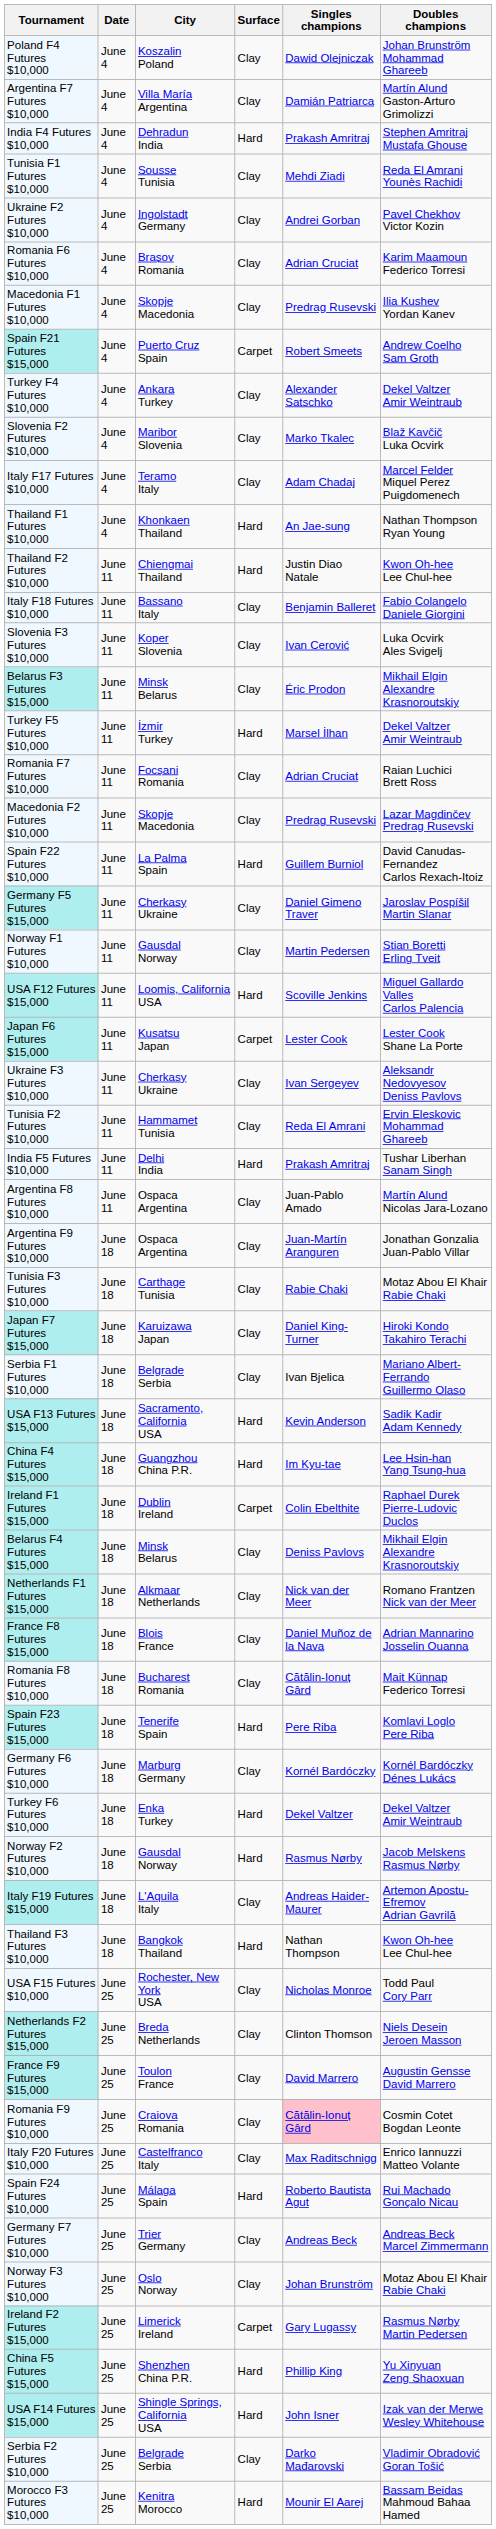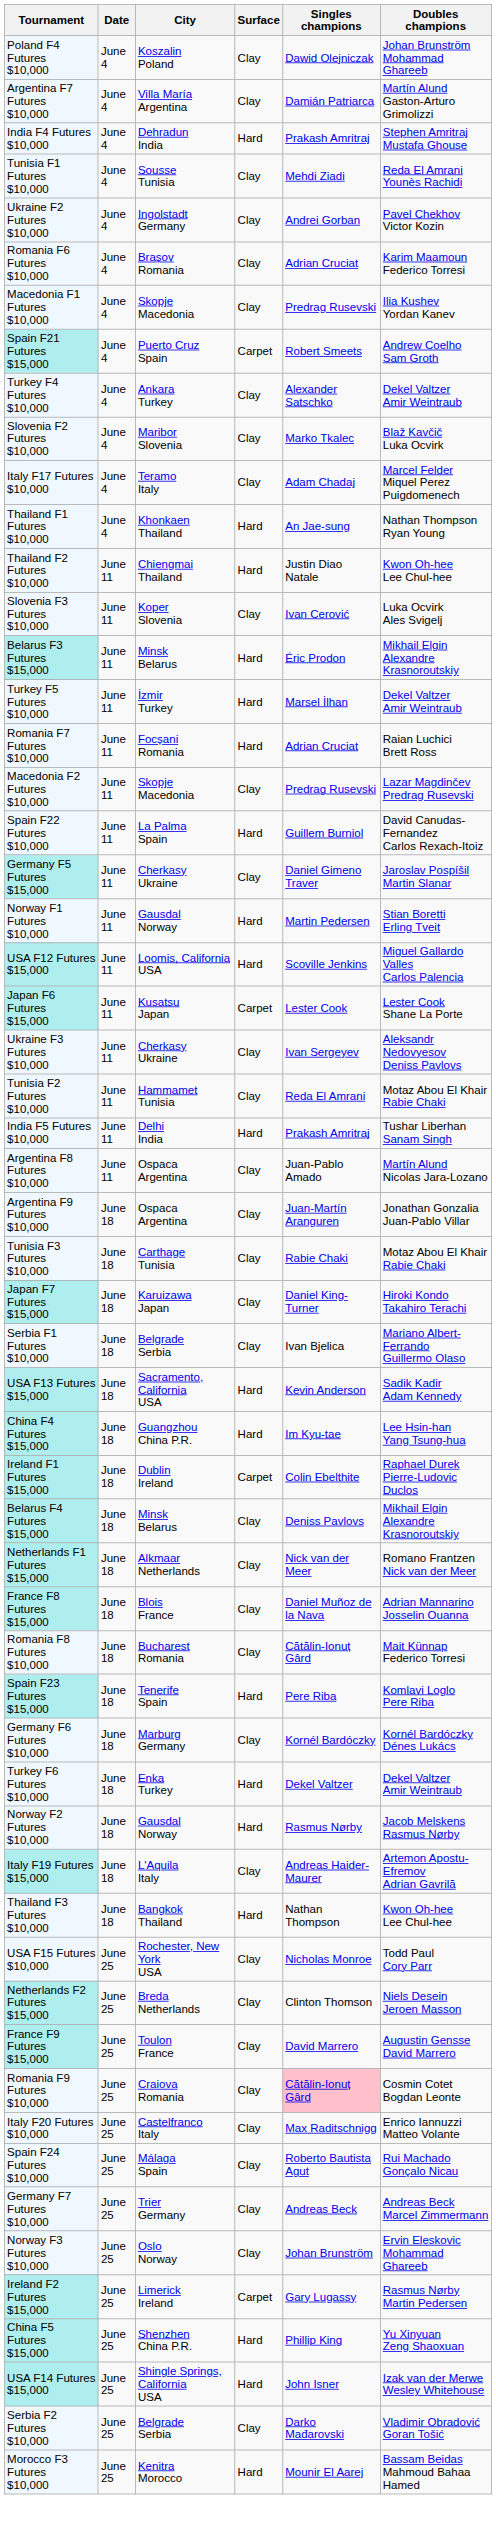- row: (50, 608)
(249, 689) Clay -> (250, 658) Hard
(249, 777) Clay -> (250, 746) Hard
(249, 952) Clay -> (250, 921) Hard
(422, 1127) Ervin Eleskovic Mohammad Ghareeb -> (435, 1096) Motaz Abou El Khair Rabie Chaki
(250, 2196) Hard -> (249, 2165) Clay
(435, 2284) Motaz Abou El Khair Rabie Chaki -> (422, 2253) Ervin Eleskovic Mohammad Ghareeb
